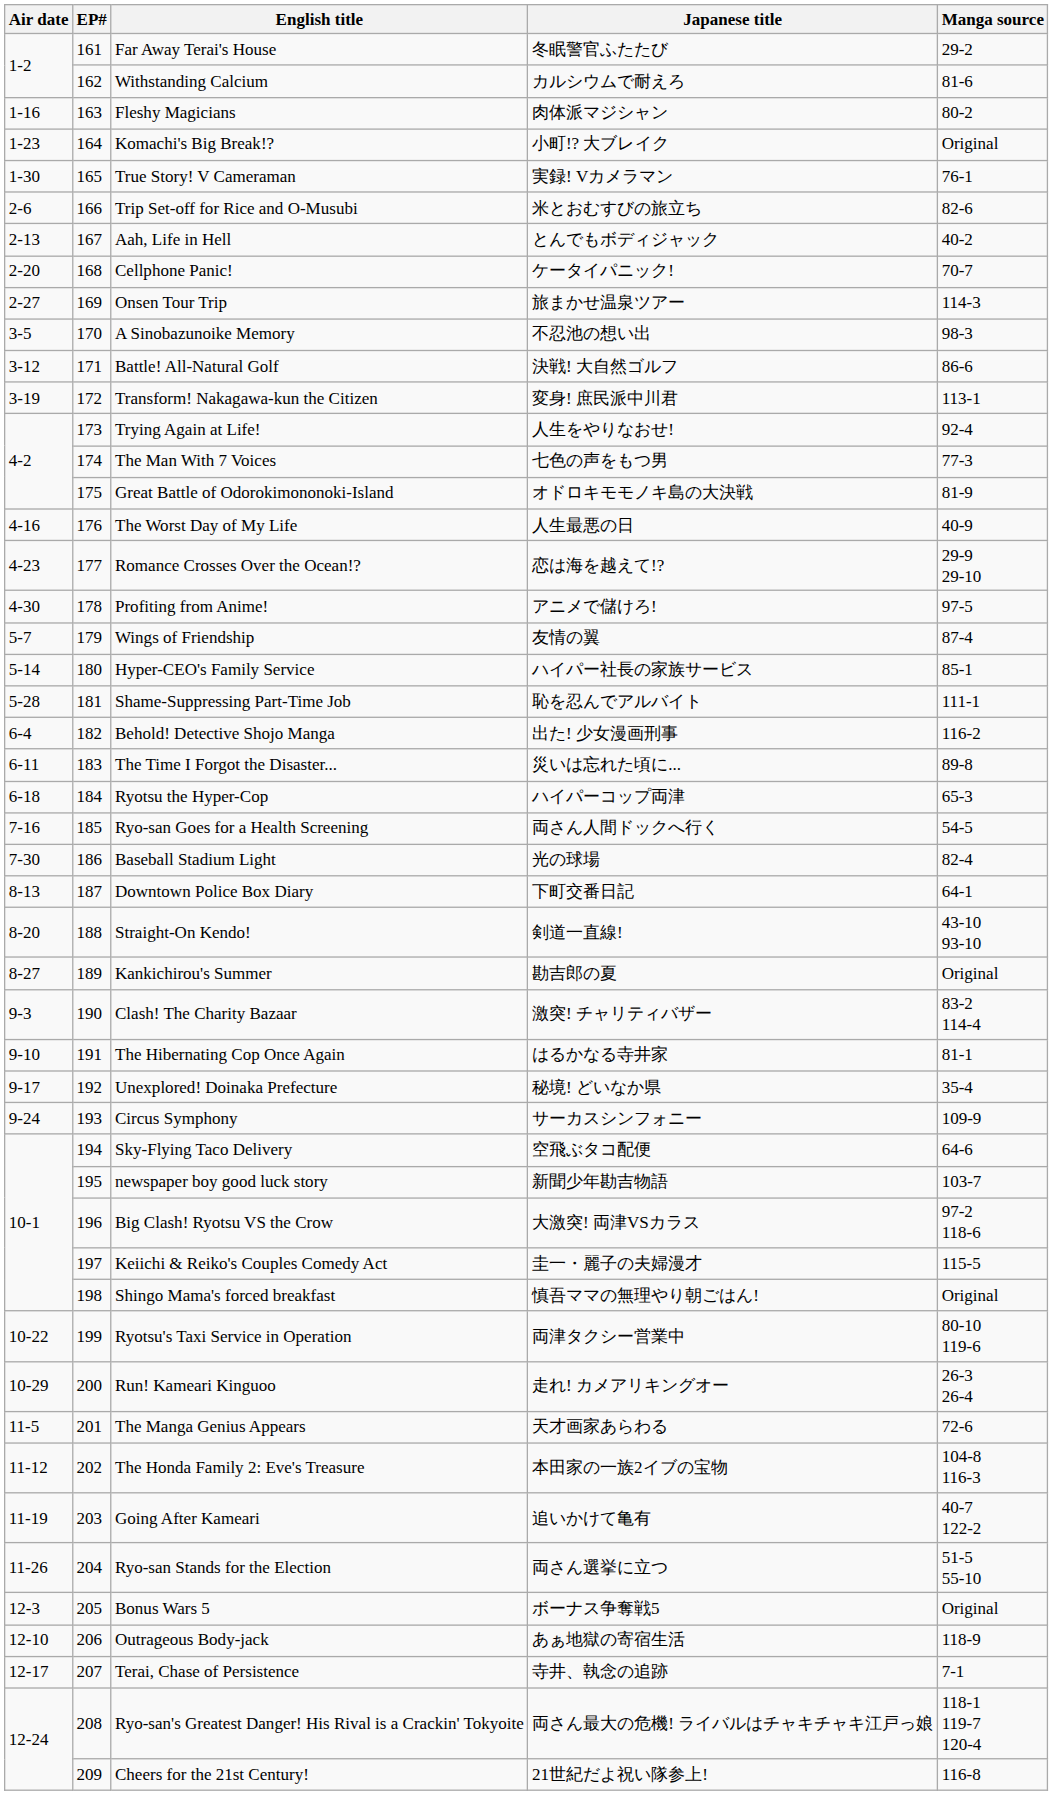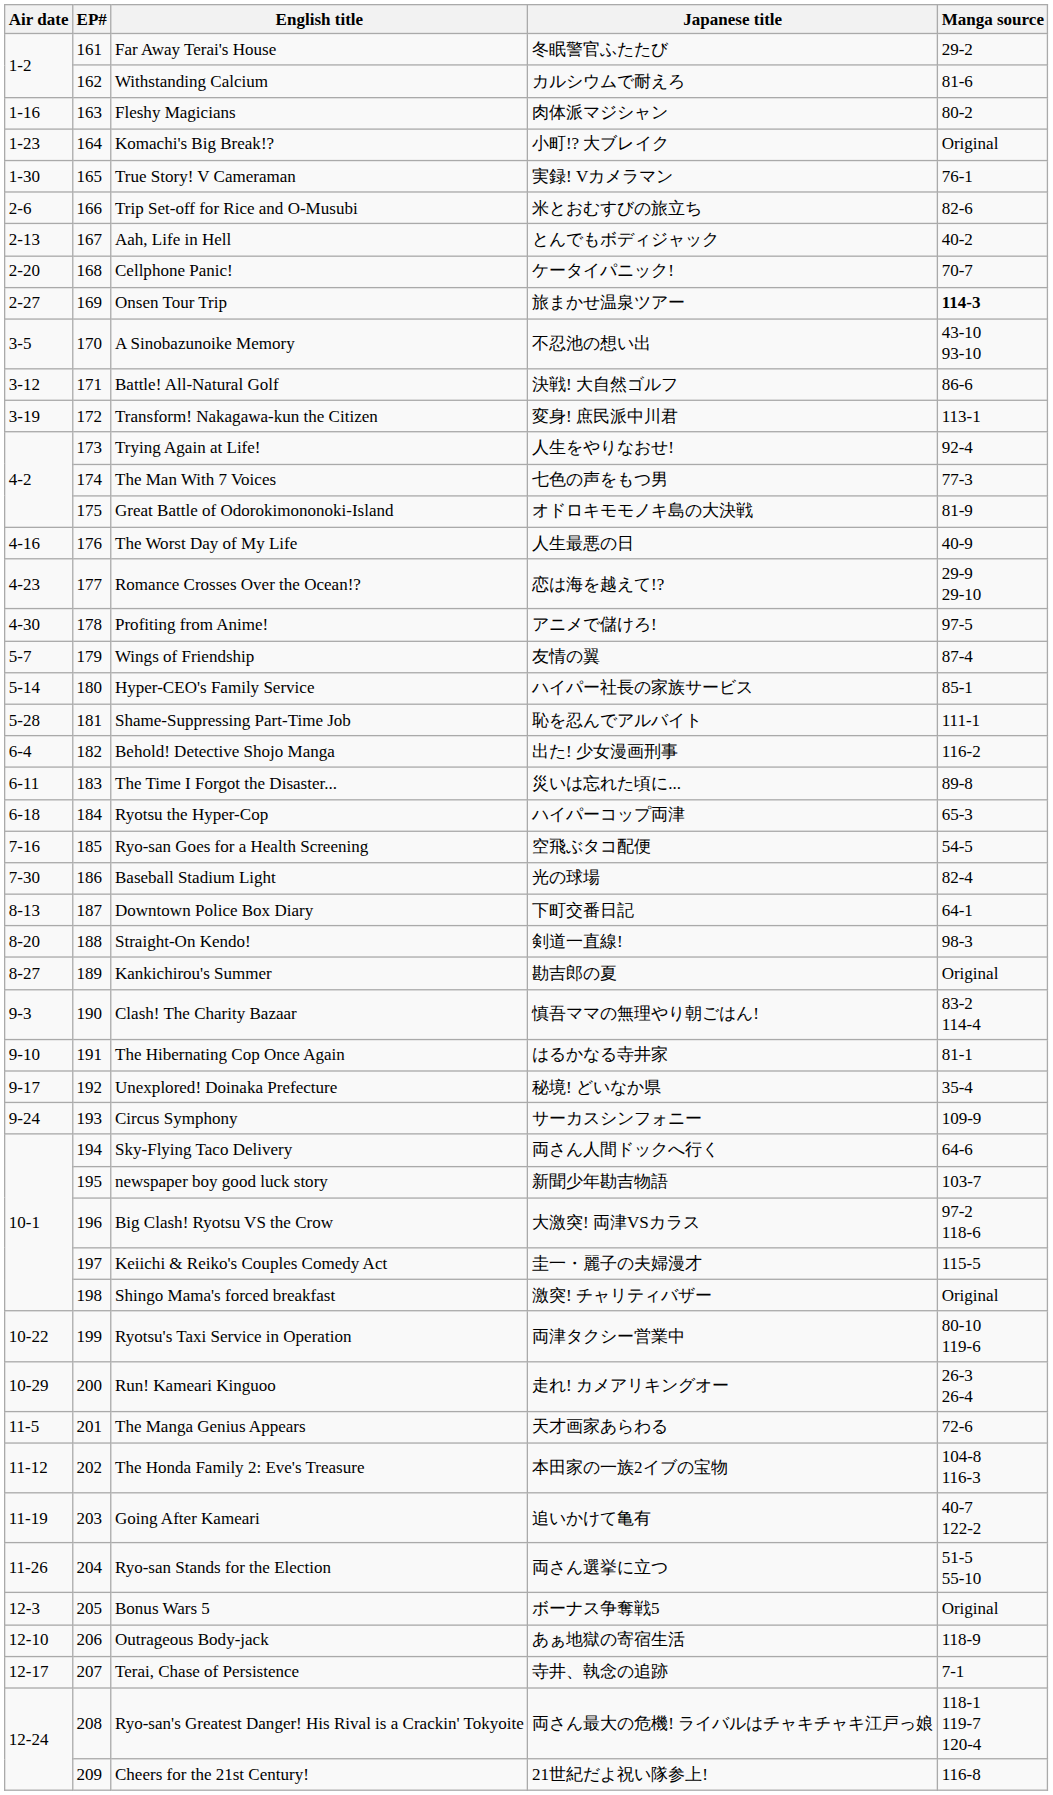(961, 302) normal -> (961, 302) bold
(957, 334) 98-3 -> (962, 343) 43-10 93-10
(626, 828) 両さん人間ドックへ行く -> (591, 846) 空飛ぶタコ配便
(962, 932) 43-10 93-10 -> (957, 941) 98-3
(622, 1014) 激突! チャリティバザー -> (645, 1014) 慎吾ママの無理やり朝ごはん!
(591, 1150) 空飛ぶタコ配便 -> (626, 1150) 両さん人間ドックへ行く
(645, 1295) 慎吾ママの無理やり朝ごはん! -> (622, 1295) 激突! チャリティバザー
